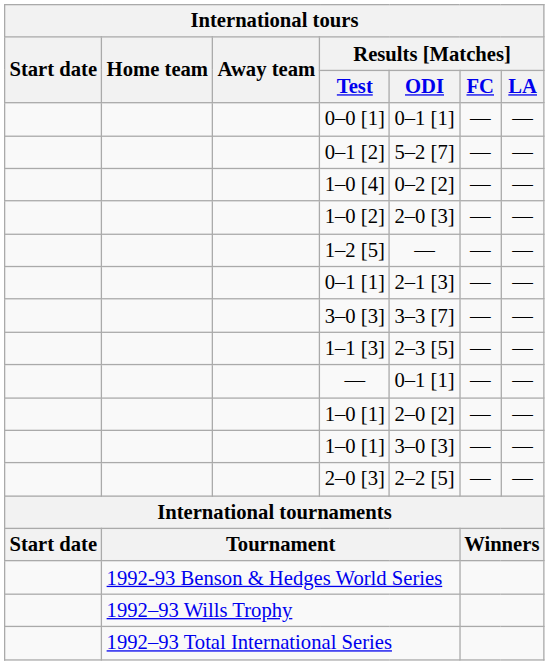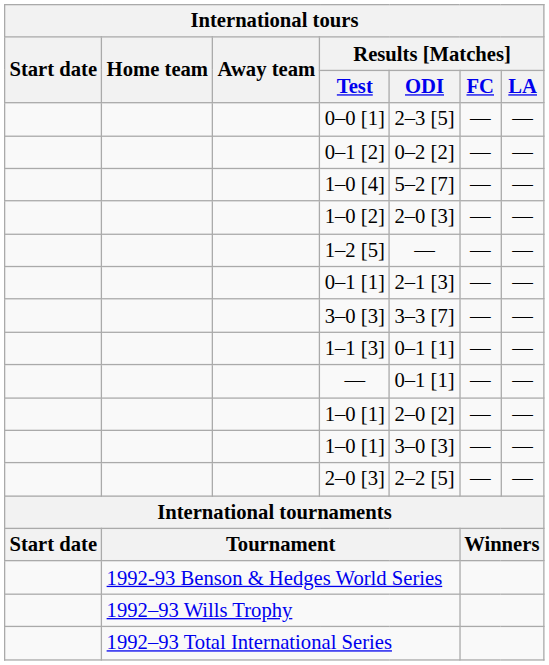(425, 119) 0–1 [1] -> (425, 119) 2–3 [5]
(425, 151) 5–2 [7] -> (425, 151) 0–2 [2]
(425, 184) 0–2 [2] -> (425, 184) 5–2 [7]
(425, 348) 2–3 [5] -> (425, 348) 0–1 [1]
